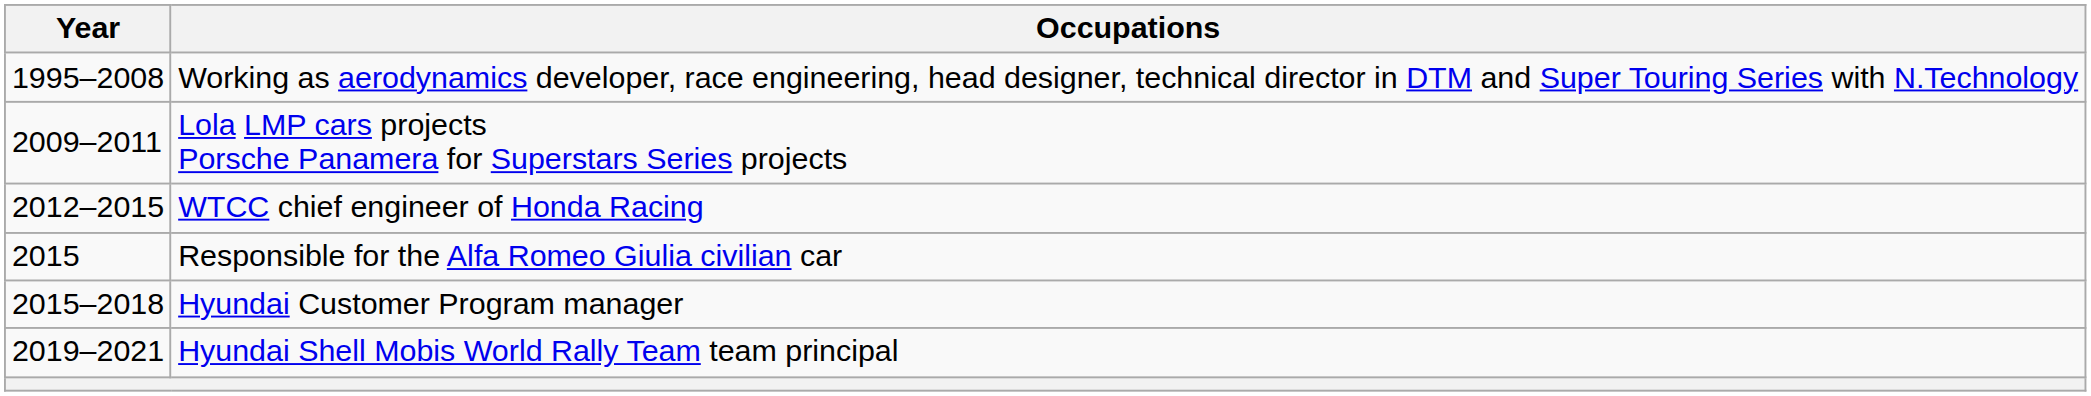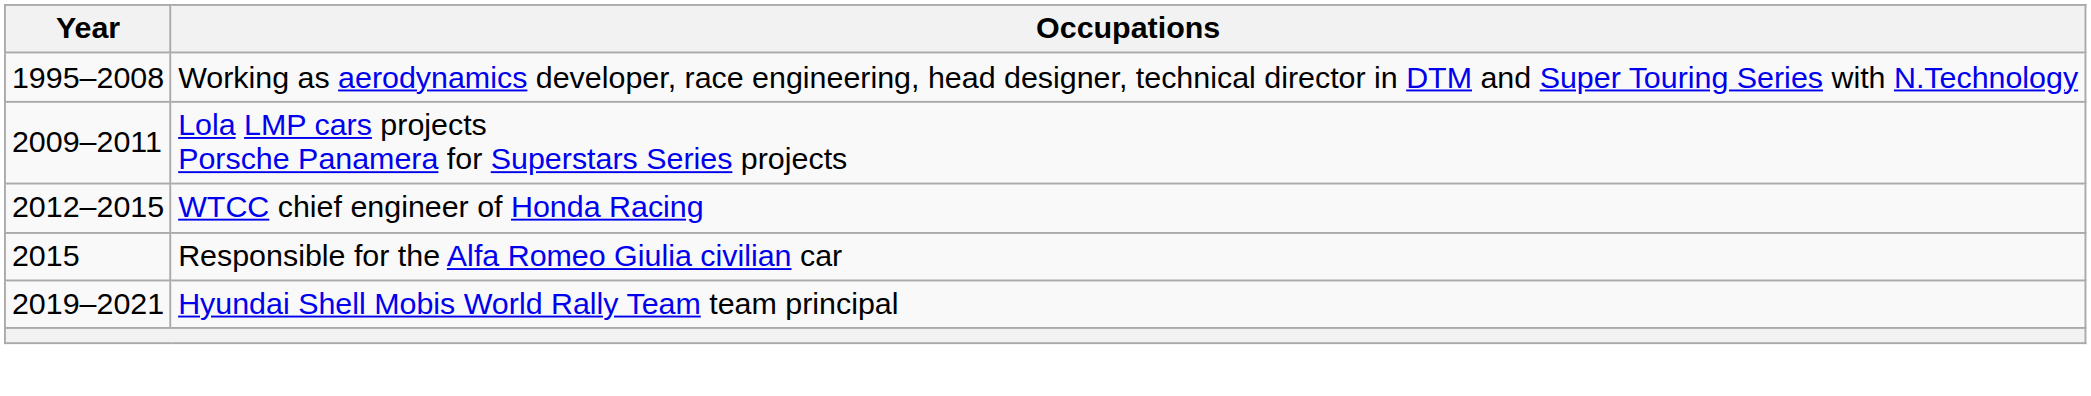- row: (431, 303)
